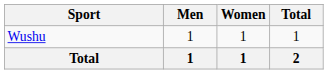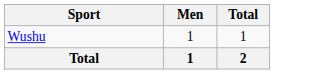- column: (243, 15)
